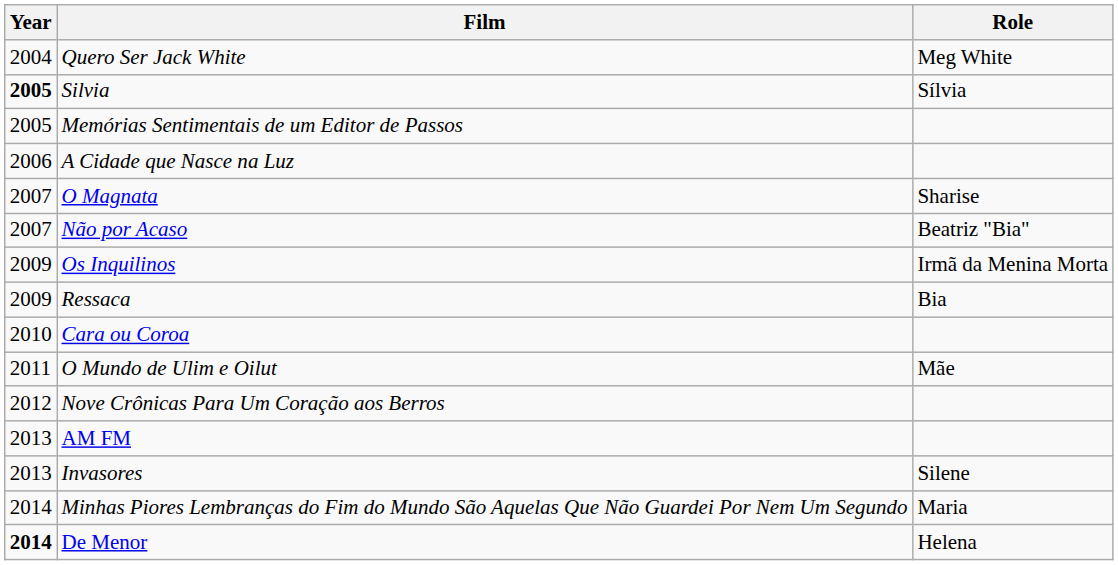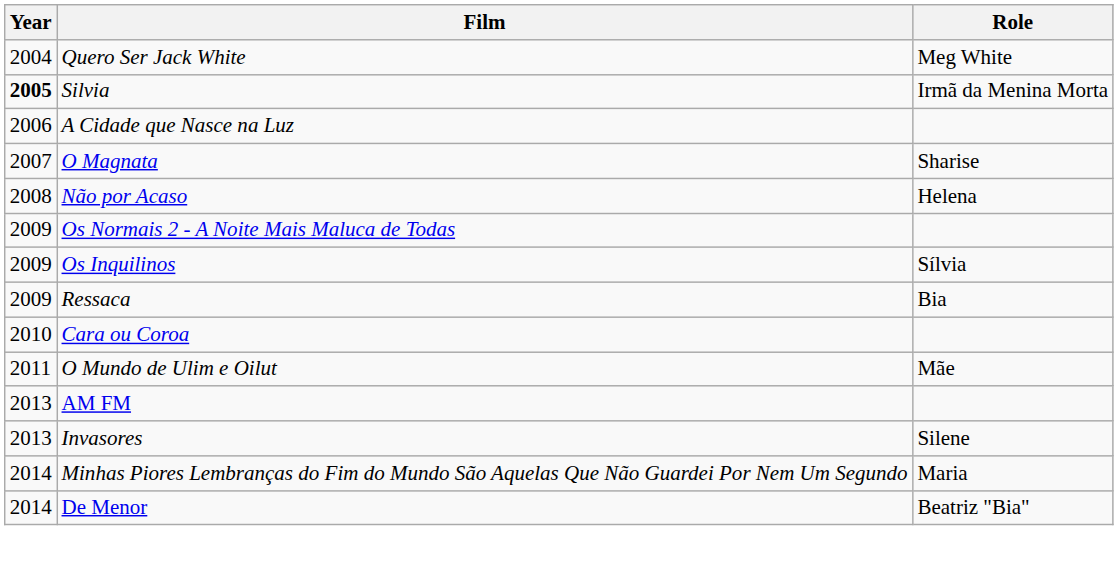(942, 91) Sílvia -> (1013, 91) Irmã da Menina Morta
- row: (262, 126)
(31, 230) 2007 -> (31, 195) 2008
(974, 230) Beatriz "Bia" -> (947, 195) Helena
+ row: (258, 230)
(1013, 264) Irmã da Menina Morta -> (942, 264) Sílvia
- row: (253, 403)
(31, 542) bold -> (31, 507) normal
(947, 542) Helena -> (974, 507) Beatriz "Bia"
